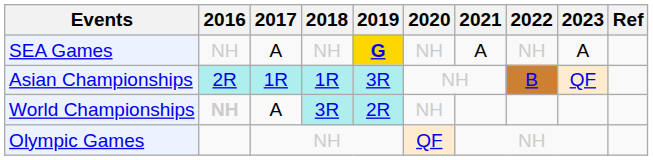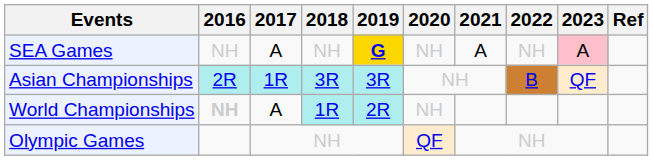(583, 50) no background -> (583, 50) pink background
(327, 80) 1R -> (327, 80) 3R
(327, 110) 3R -> (327, 110) 1R
